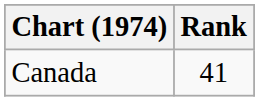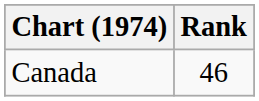(214, 72) 41 -> (214, 72) 46
